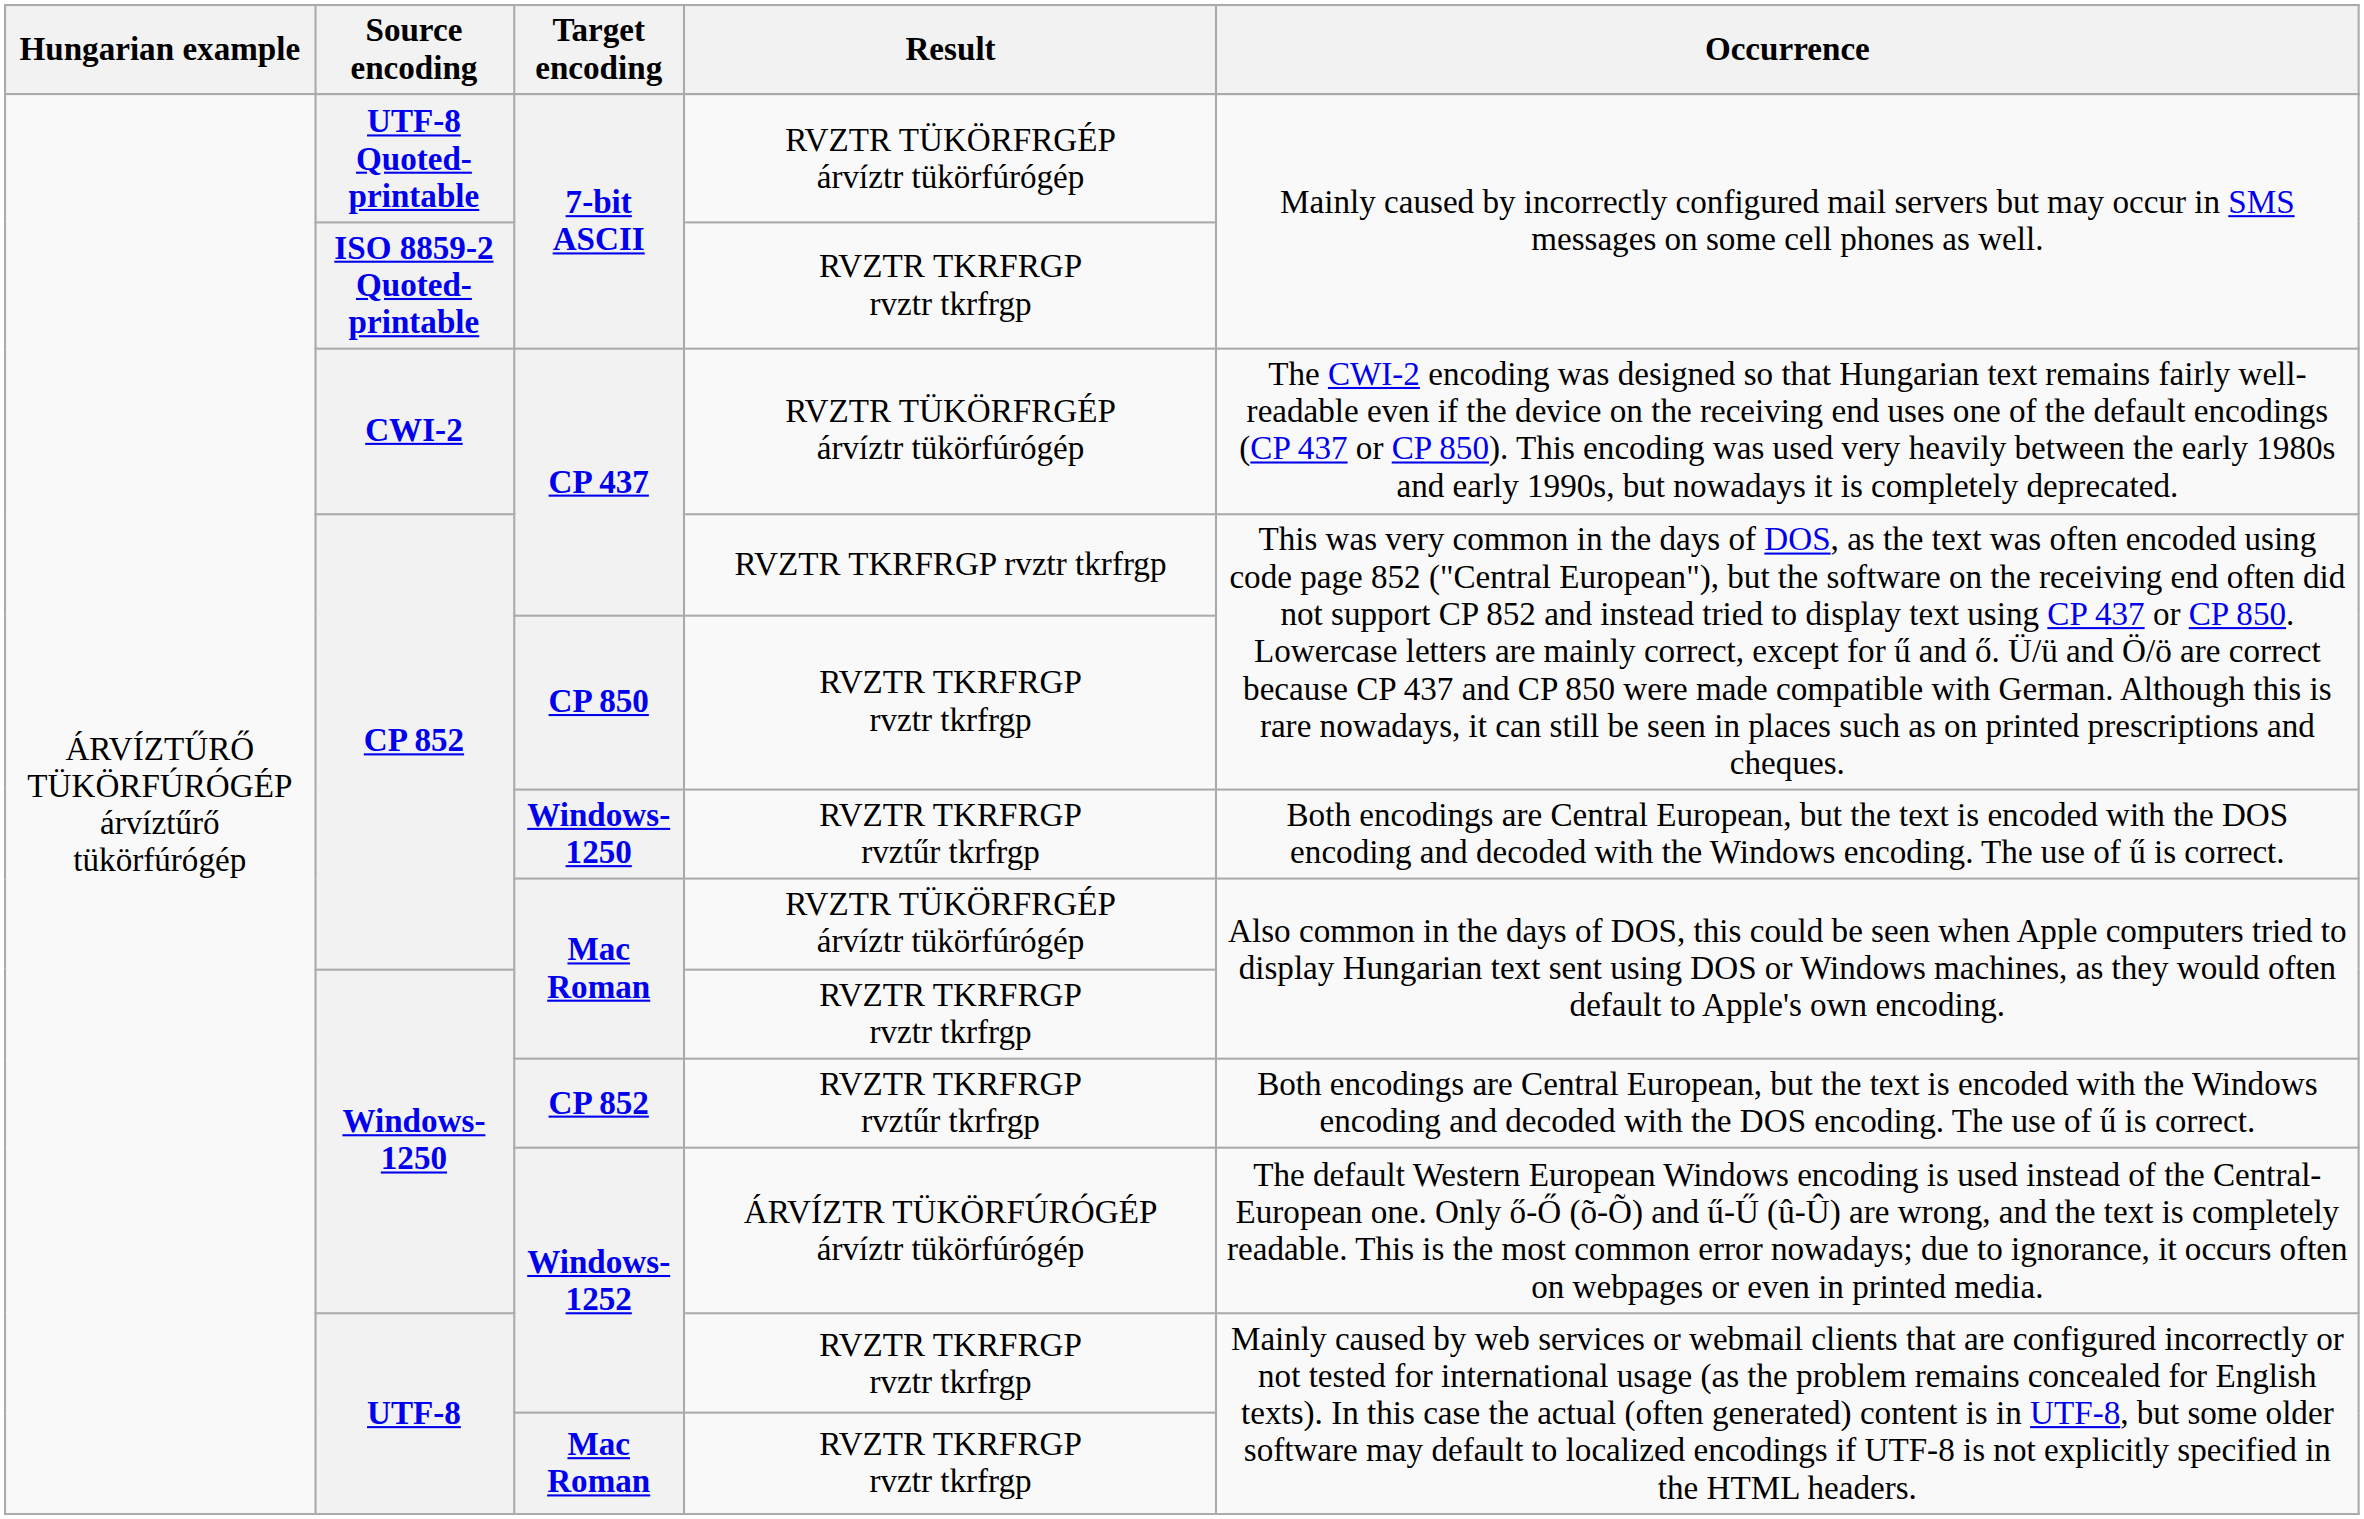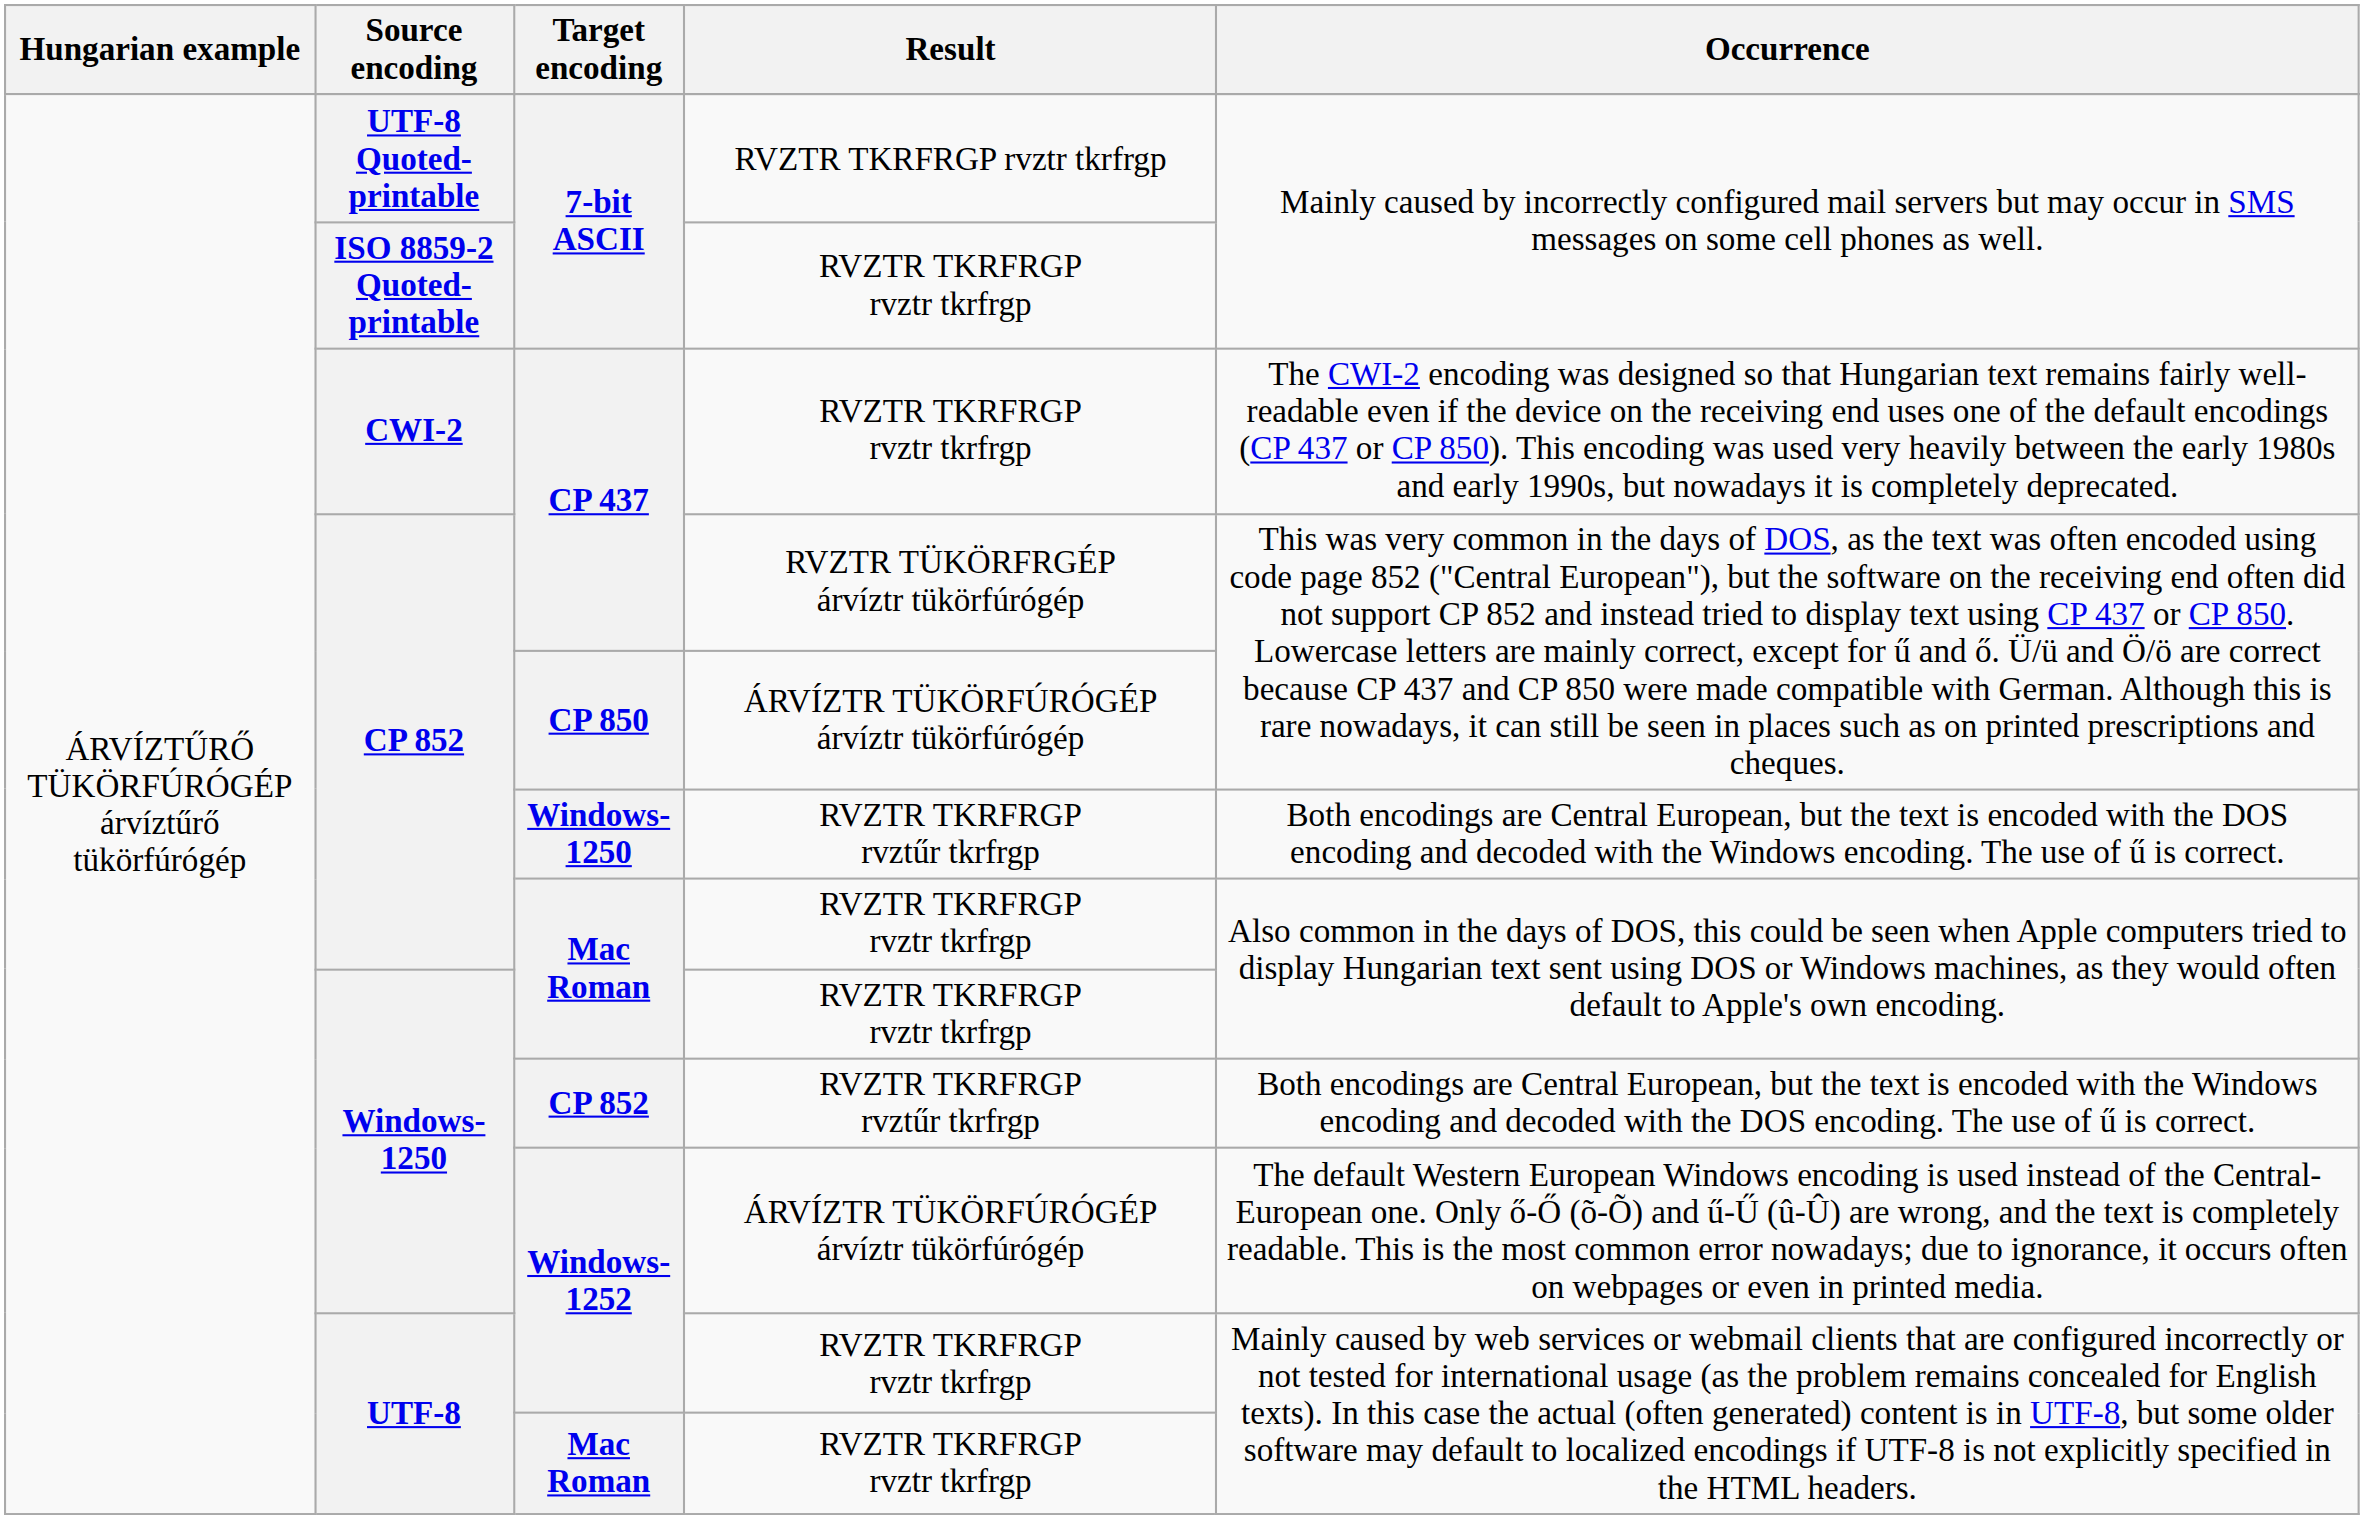(951, 157) RVZTR TÜKÖRFRGÉP árvíztr tükörfúrógép -> (951, 157) RVZTR TKRFRGP rvztr tkrfrgp
(951, 430) RVZTR TÜKÖRFRGÉP árvíztr tükörfúrógép -> (951, 430) RVZTR TKRFRGP rvztr tkrfrgp
(951, 563) RVZTR TKRFRGP rvztr tkrfrgp -> (951, 581) RVZTR TÜKÖRFRGÉP árvíztr tükörfúrógép
(951, 701) RVZTR TKRFRGP rvztr tkrfrgp -> (951, 719) ÁRVÍZTR TÜKÖRFÚRÓGÉP árvíztr tükörfúrógép
(951, 923) RVZTR TÜKÖRFRGÉP árvíztr tükörfúrógép -> (951, 923) RVZTR TKRFRGP rvztr tkrfrgp
